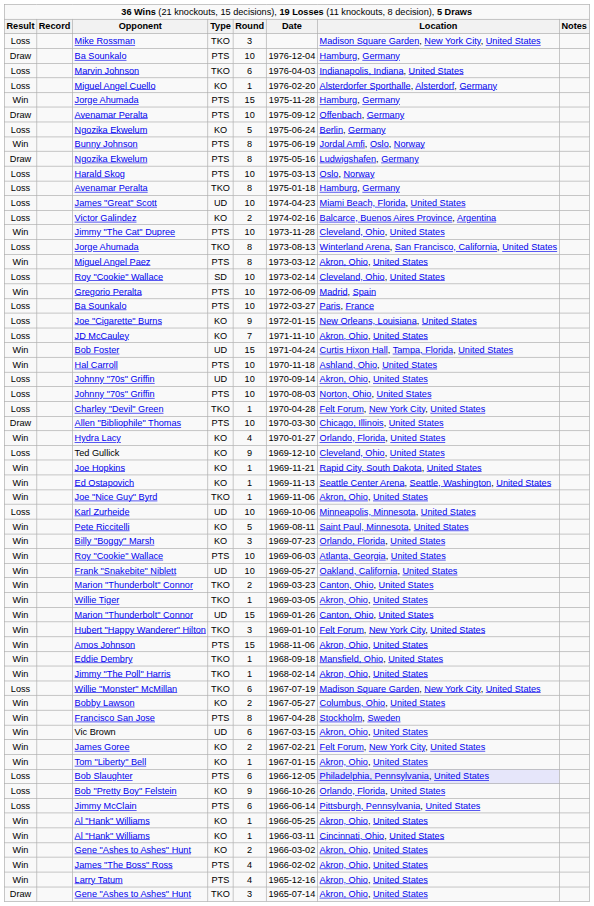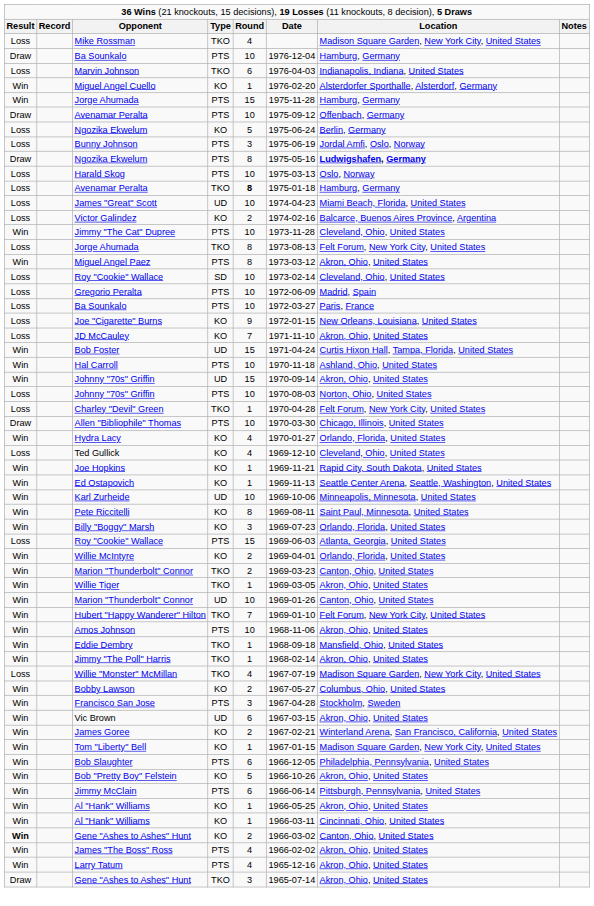(250, 41) 3 -> (250, 41) 4
(20, 85) Loss -> (20, 85) Win
(20, 144) Win -> (20, 144) Loss
(250, 144) 8 -> (250, 144) 3
(369, 159) normal -> (373, 159) bold
(250, 188) normal -> (250, 188) bold
(438, 247) Winterland Arena, San Francisco, California, United States -> (402, 247) Felt Forum, New York City, United States
(20, 291) Win -> (20, 291) Loss
(20, 379) Loss -> (20, 379) Win
(250, 379) 10 -> (250, 379) 15
(250, 453) 9 -> (250, 453) 4
- row: (116, 497)
(20, 512) Loss -> (20, 497) Win
(250, 526) 5 -> (250, 512) 8
(20, 556) Win -> (20, 541) Loss
(250, 556) 10 -> (250, 541) 15
- row: (125, 571)
+ row: (104, 556)
(250, 615) 15 -> (250, 600) 10
(250, 629) 3 -> (250, 615) 7
(250, 644) 15 -> (250, 629) 10
(250, 688) 6 -> (250, 674) 4
(250, 718) 8 -> (250, 703) 3
(402, 747) Felt Forum, New York City, United States -> (438, 732) Winterland Arena, San Francisco, California, United States
(374, 762) Akron, Ohio, United States -> (430, 747) Madison Square Garden, New York City, United States
(20, 776) Loss -> (20, 762) Win
(404, 776) lavender background -> (404, 762) no background
(20, 791) Loss -> (20, 776) Win
(250, 791) 9 -> (250, 776) 5
(382, 791) Orlando, Florida, United States -> (374, 776) Akron, Ohio, United States
(20, 806) Loss -> (20, 791) Win
(20, 850) normal -> (20, 835) bold
(374, 850) Akron, Ohio, United States -> (377, 835) Canton, Ohio, United States
